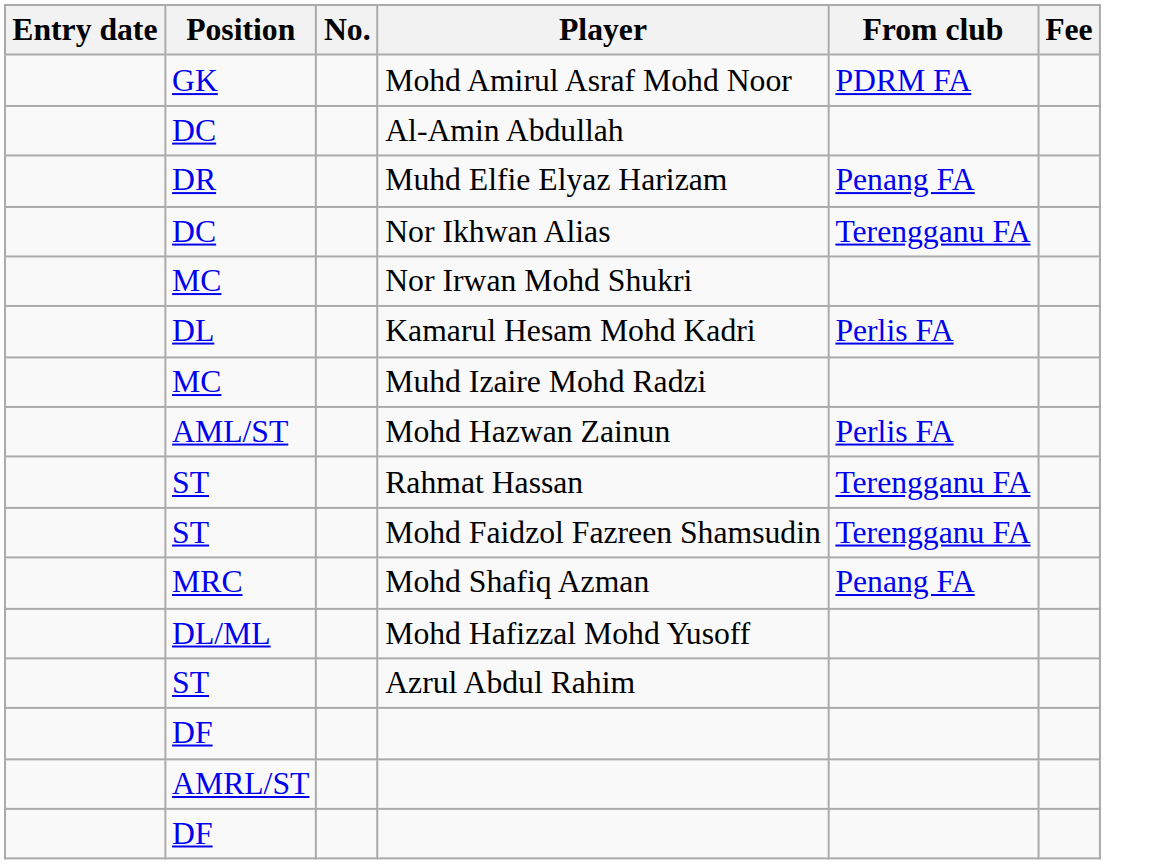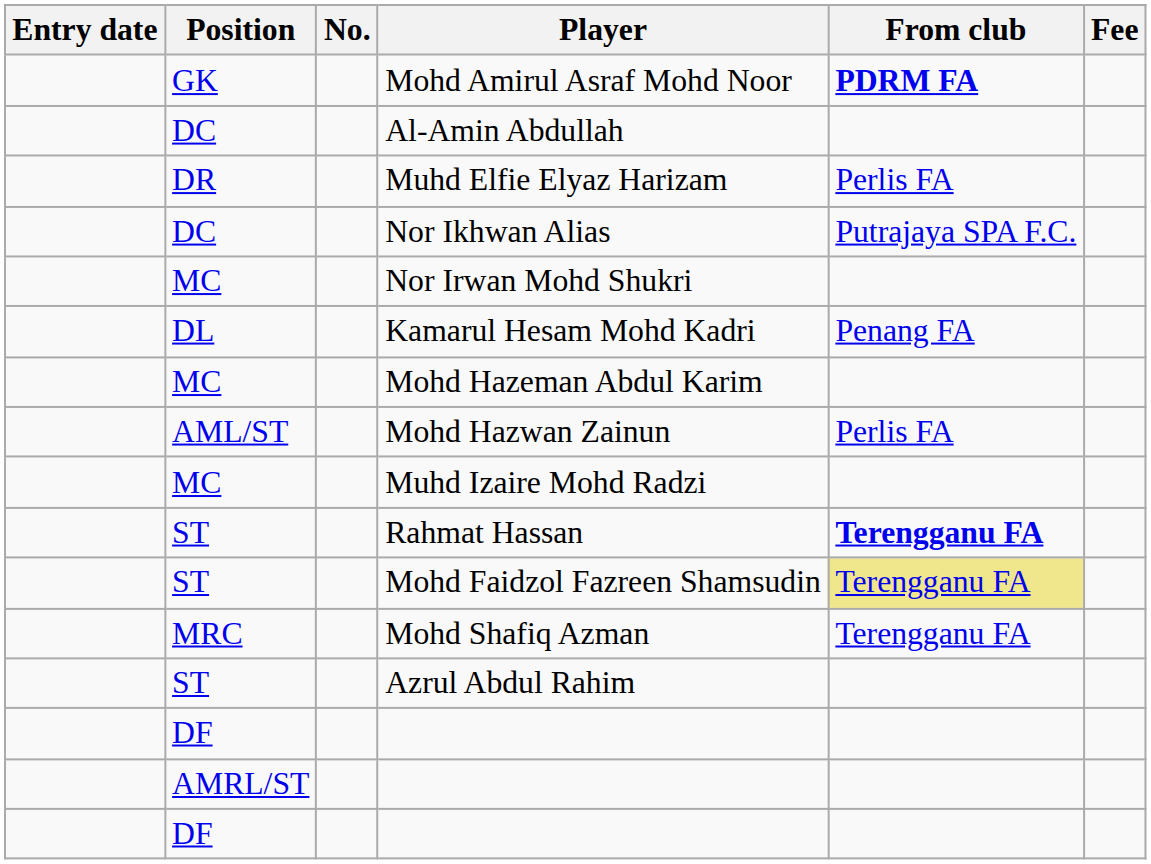(903, 79) normal -> (907, 79) bold
(905, 180) Penang FA -> (895, 180) Perlis FA
(933, 230) Terengganu FA -> (956, 230) Putrajaya SPA F.C.
(895, 331) Perlis FA -> (905, 331) Penang FA
+ row: (197, 381)
rows swapped: (230, 431) <-> (197, 381)
(933, 481) normal -> (939, 532) bold
(933, 532) no background -> (933, 582) khaki background
(905, 582) Penang FA -> (933, 632) Terengganu FA
- row: (221, 632)
